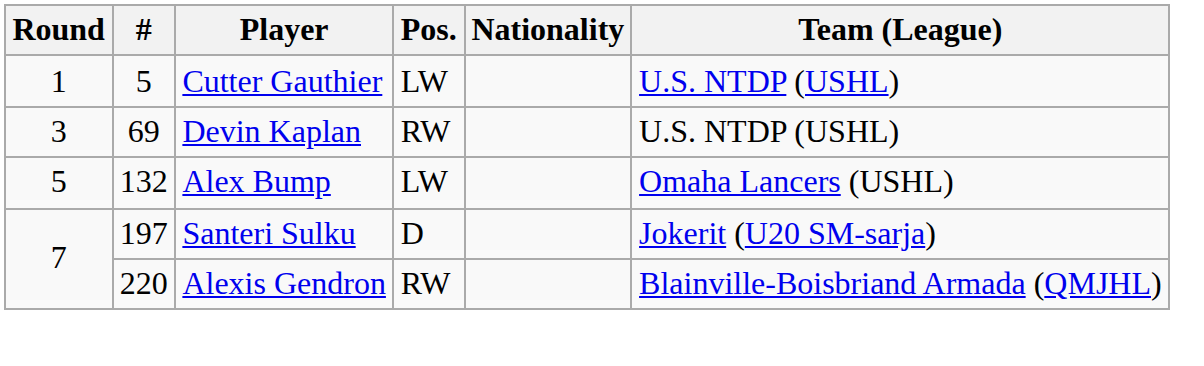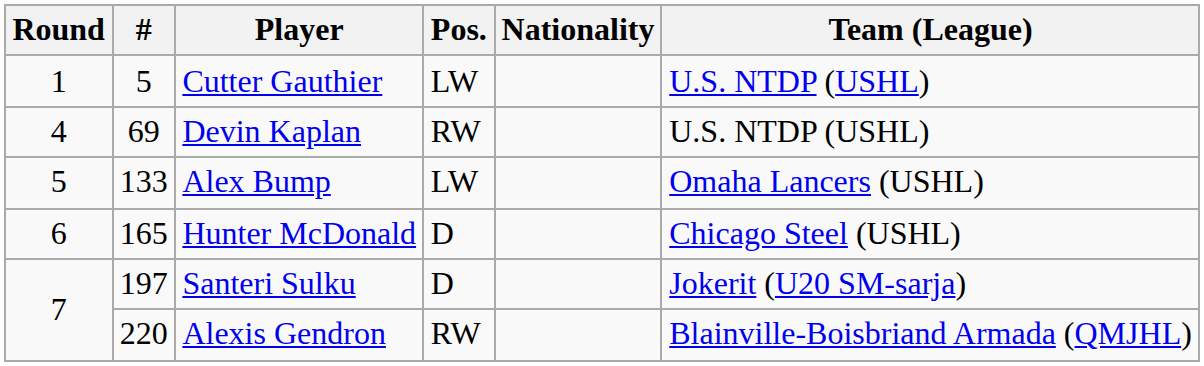(59, 131) 3 -> (59, 131) 4
(144, 182) 132 -> (144, 182) 133
+ row: (299, 232)
